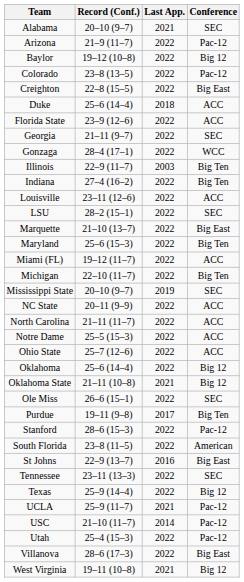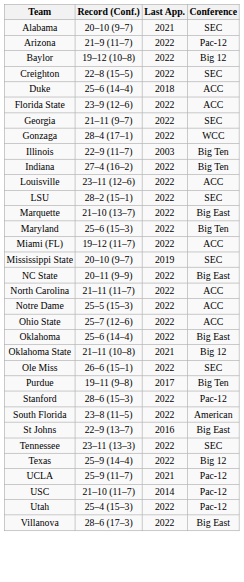- row: (40, 74)
(213, 89) Big East -> (213, 74) SEC
- row: (40, 275)
(213, 306) ACC -> (213, 275) Big East
(213, 368) Big 12 -> (213, 337) Big East
- row: (40, 569)
